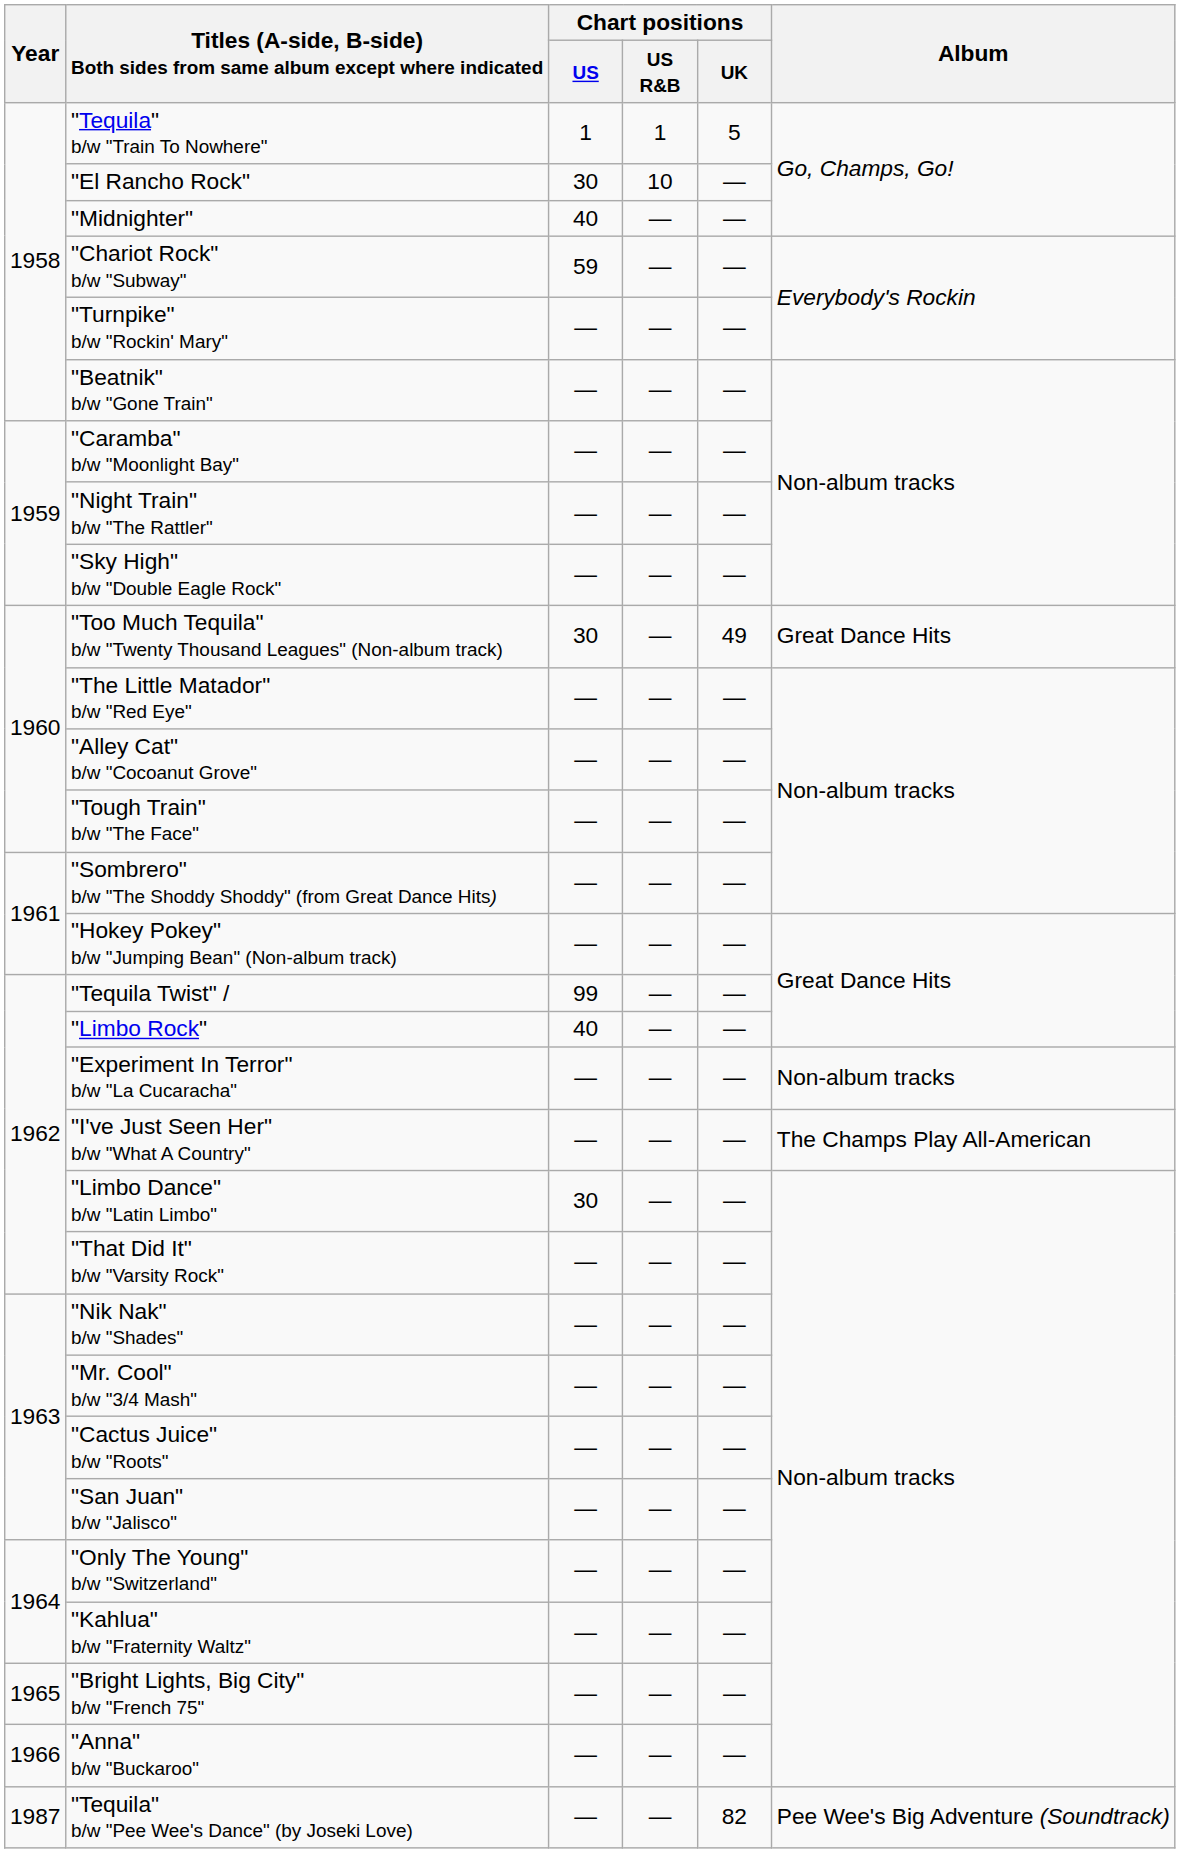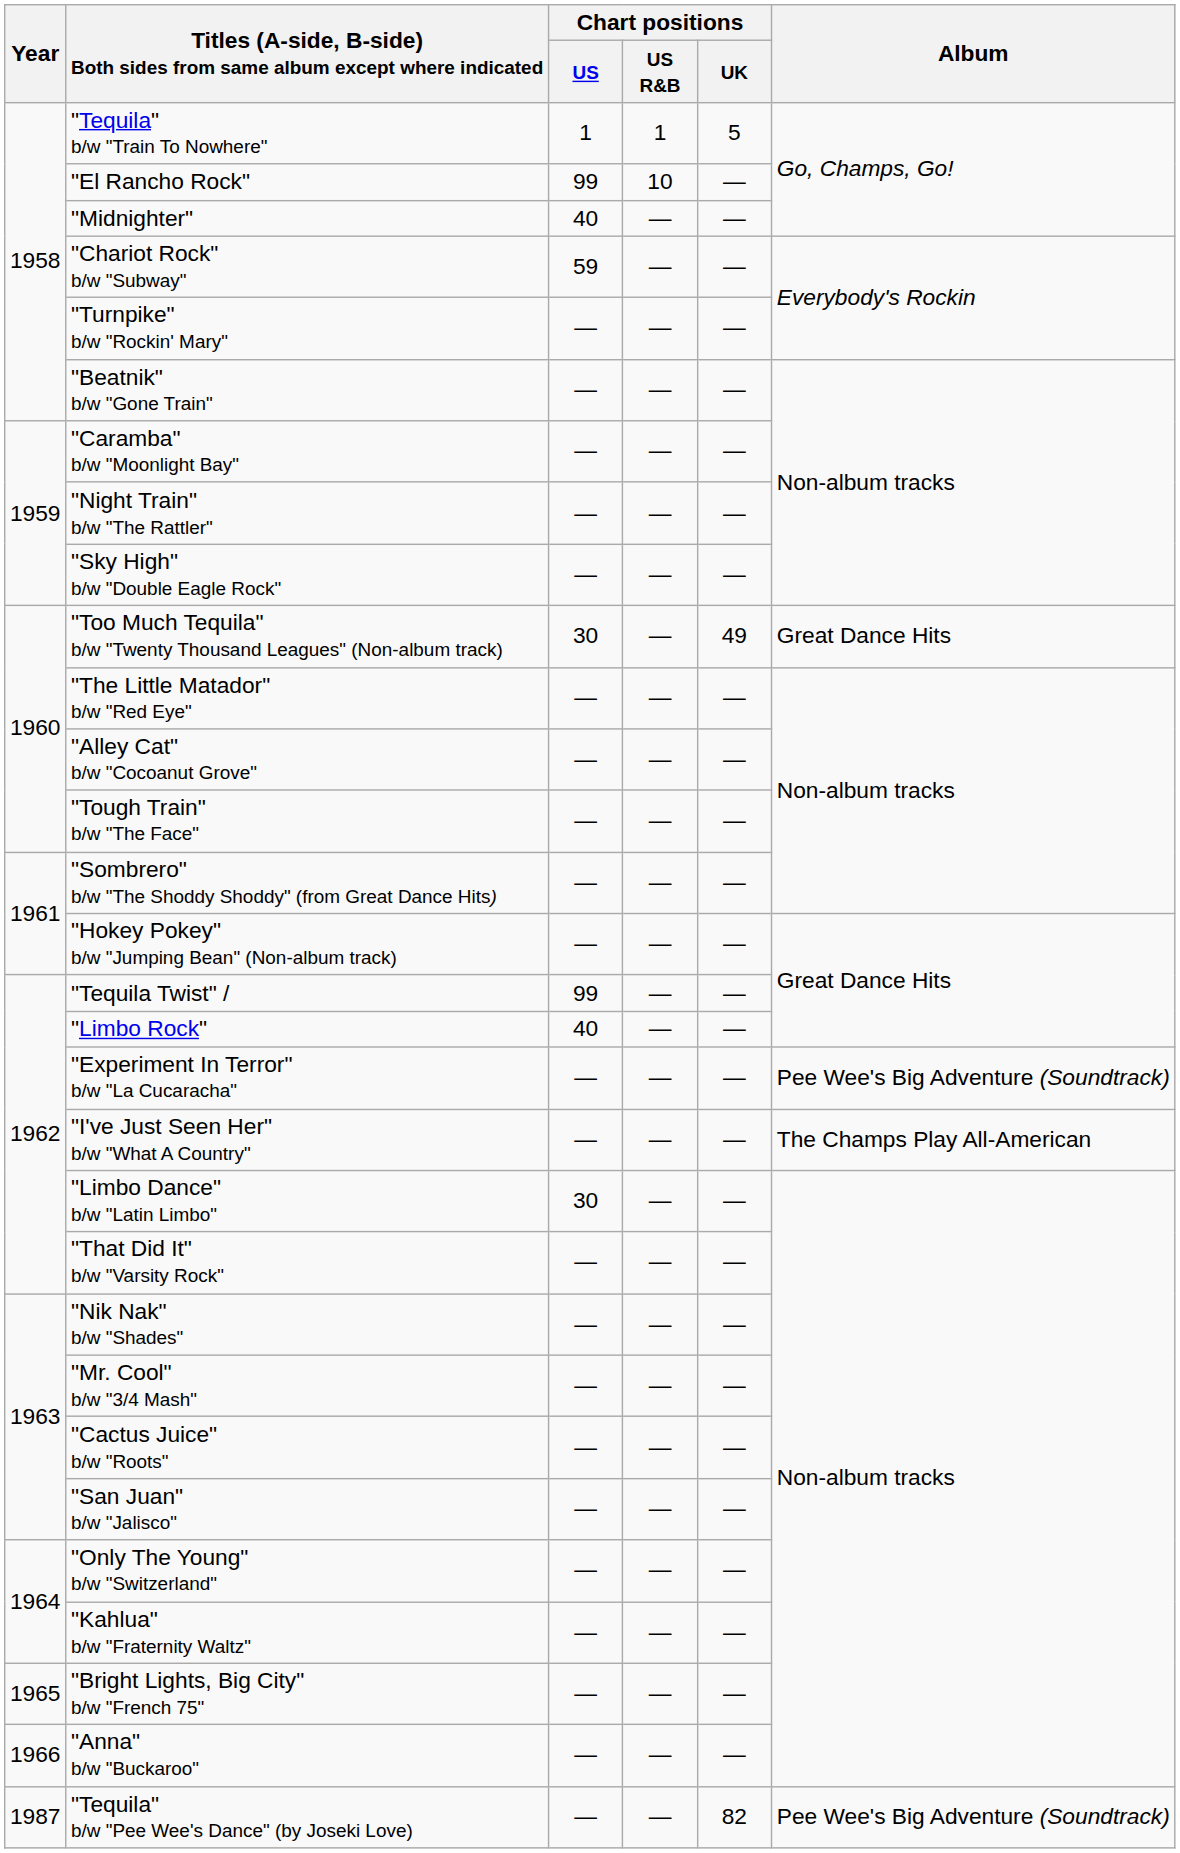(586, 181) 30 -> (586, 181) 99
(866, 1077) Non-album tracks -> (973, 1077) Pee Wee's Big Adventure (Soundtrack)
